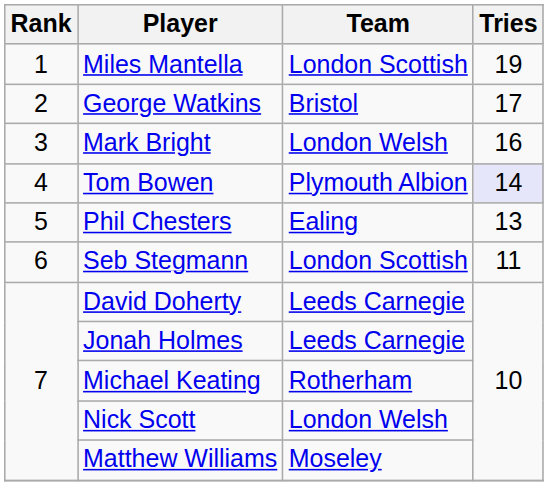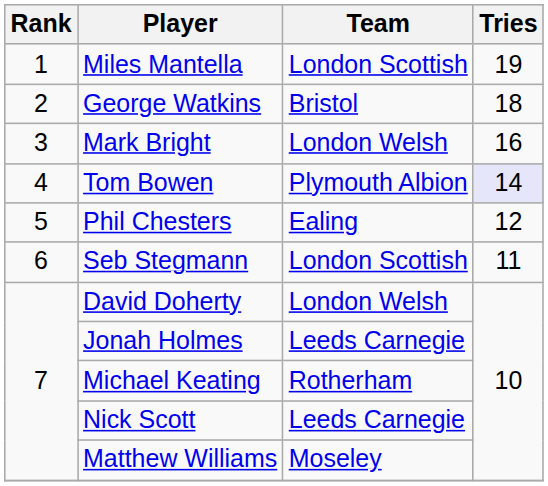(508, 103) 17 -> (508, 103) 18
(508, 222) 13 -> (508, 222) 12
(377, 301) Leeds Carnegie -> (368, 301) London Welsh
(368, 420) London Welsh -> (377, 420) Leeds Carnegie
